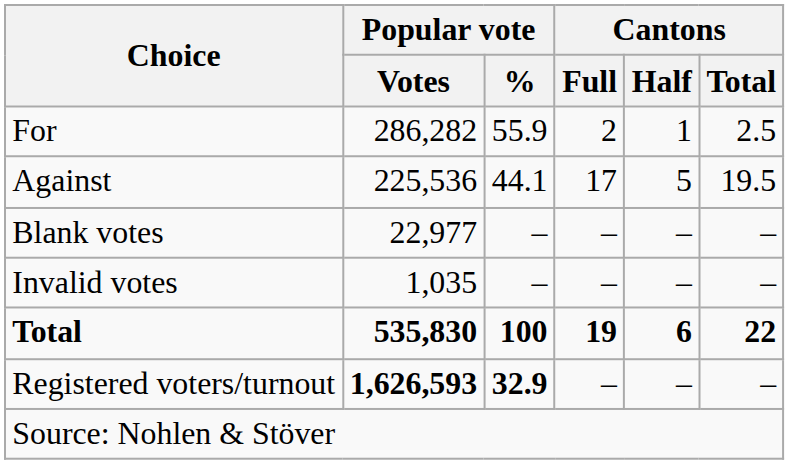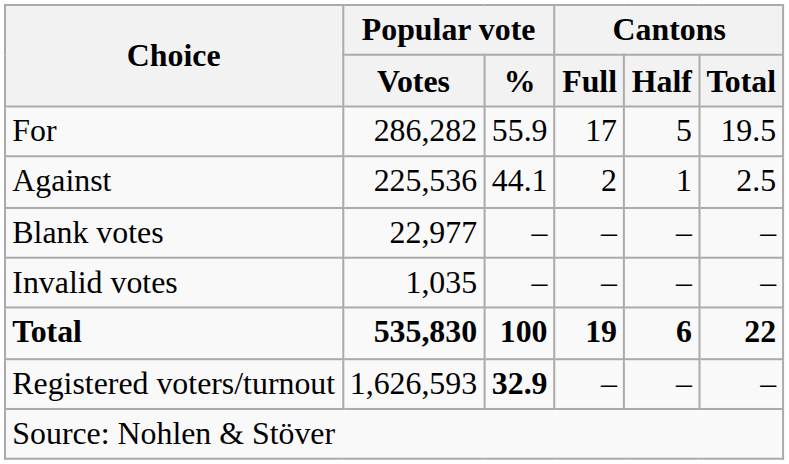(609, 130) 2 -> (601, 130) 17
(684, 130) 1 -> (684, 130) 5
(756, 130) 2.5 -> (748, 130) 19.5
(601, 181) 17 -> (609, 181) 2
(684, 181) 5 -> (684, 181) 1
(748, 181) 19.5 -> (756, 181) 2.5
(413, 383) bold -> (413, 383) normal
